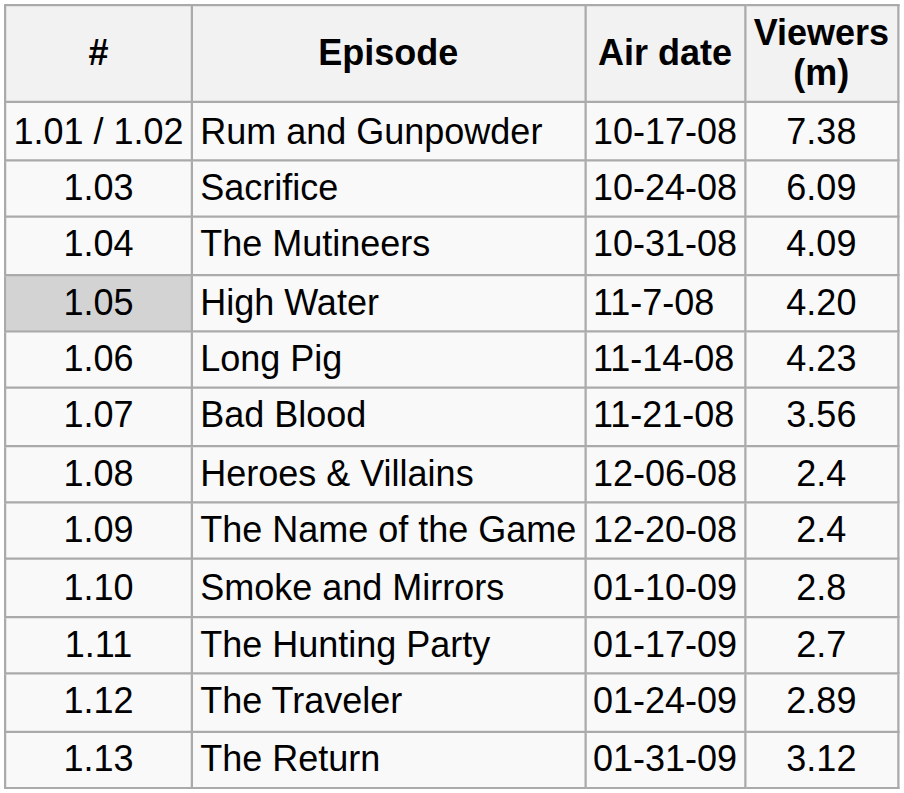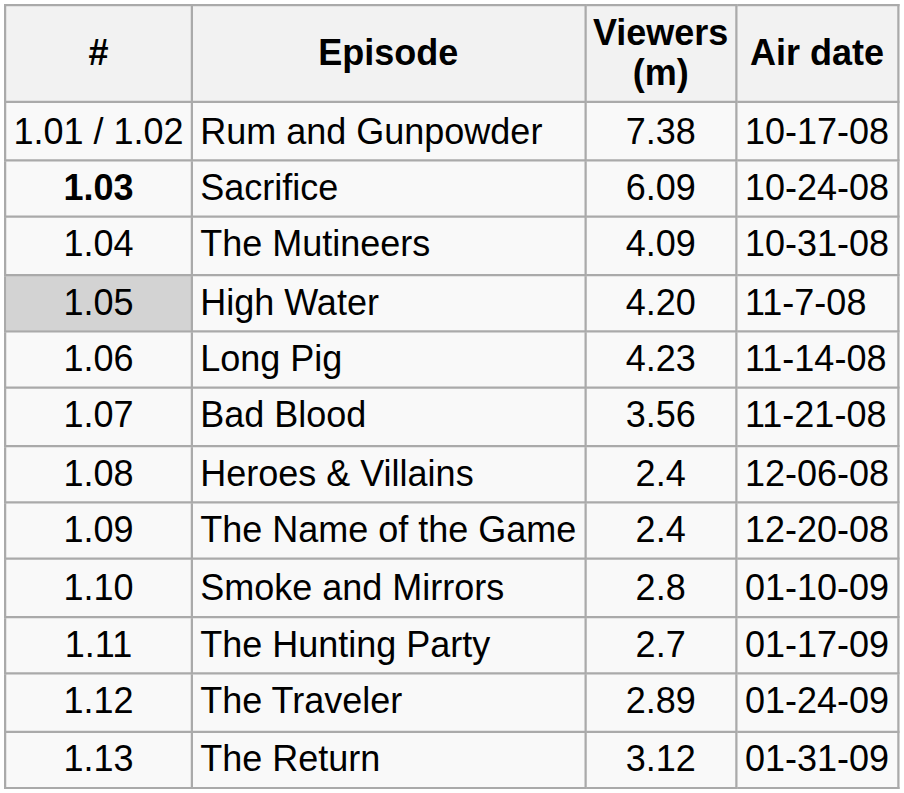columns swapped: (665, 53) <-> (821, 53)
(98, 187) normal -> (98, 187) bold
